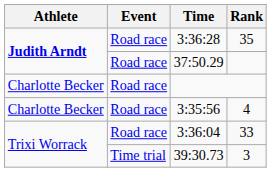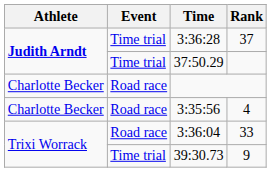(139, 39) Road race -> (138, 39) Time trial
(247, 39) 35 -> (247, 39) 37
(139, 63) Road race -> (138, 63) Time trial
(247, 156) 3 -> (247, 156) 9
